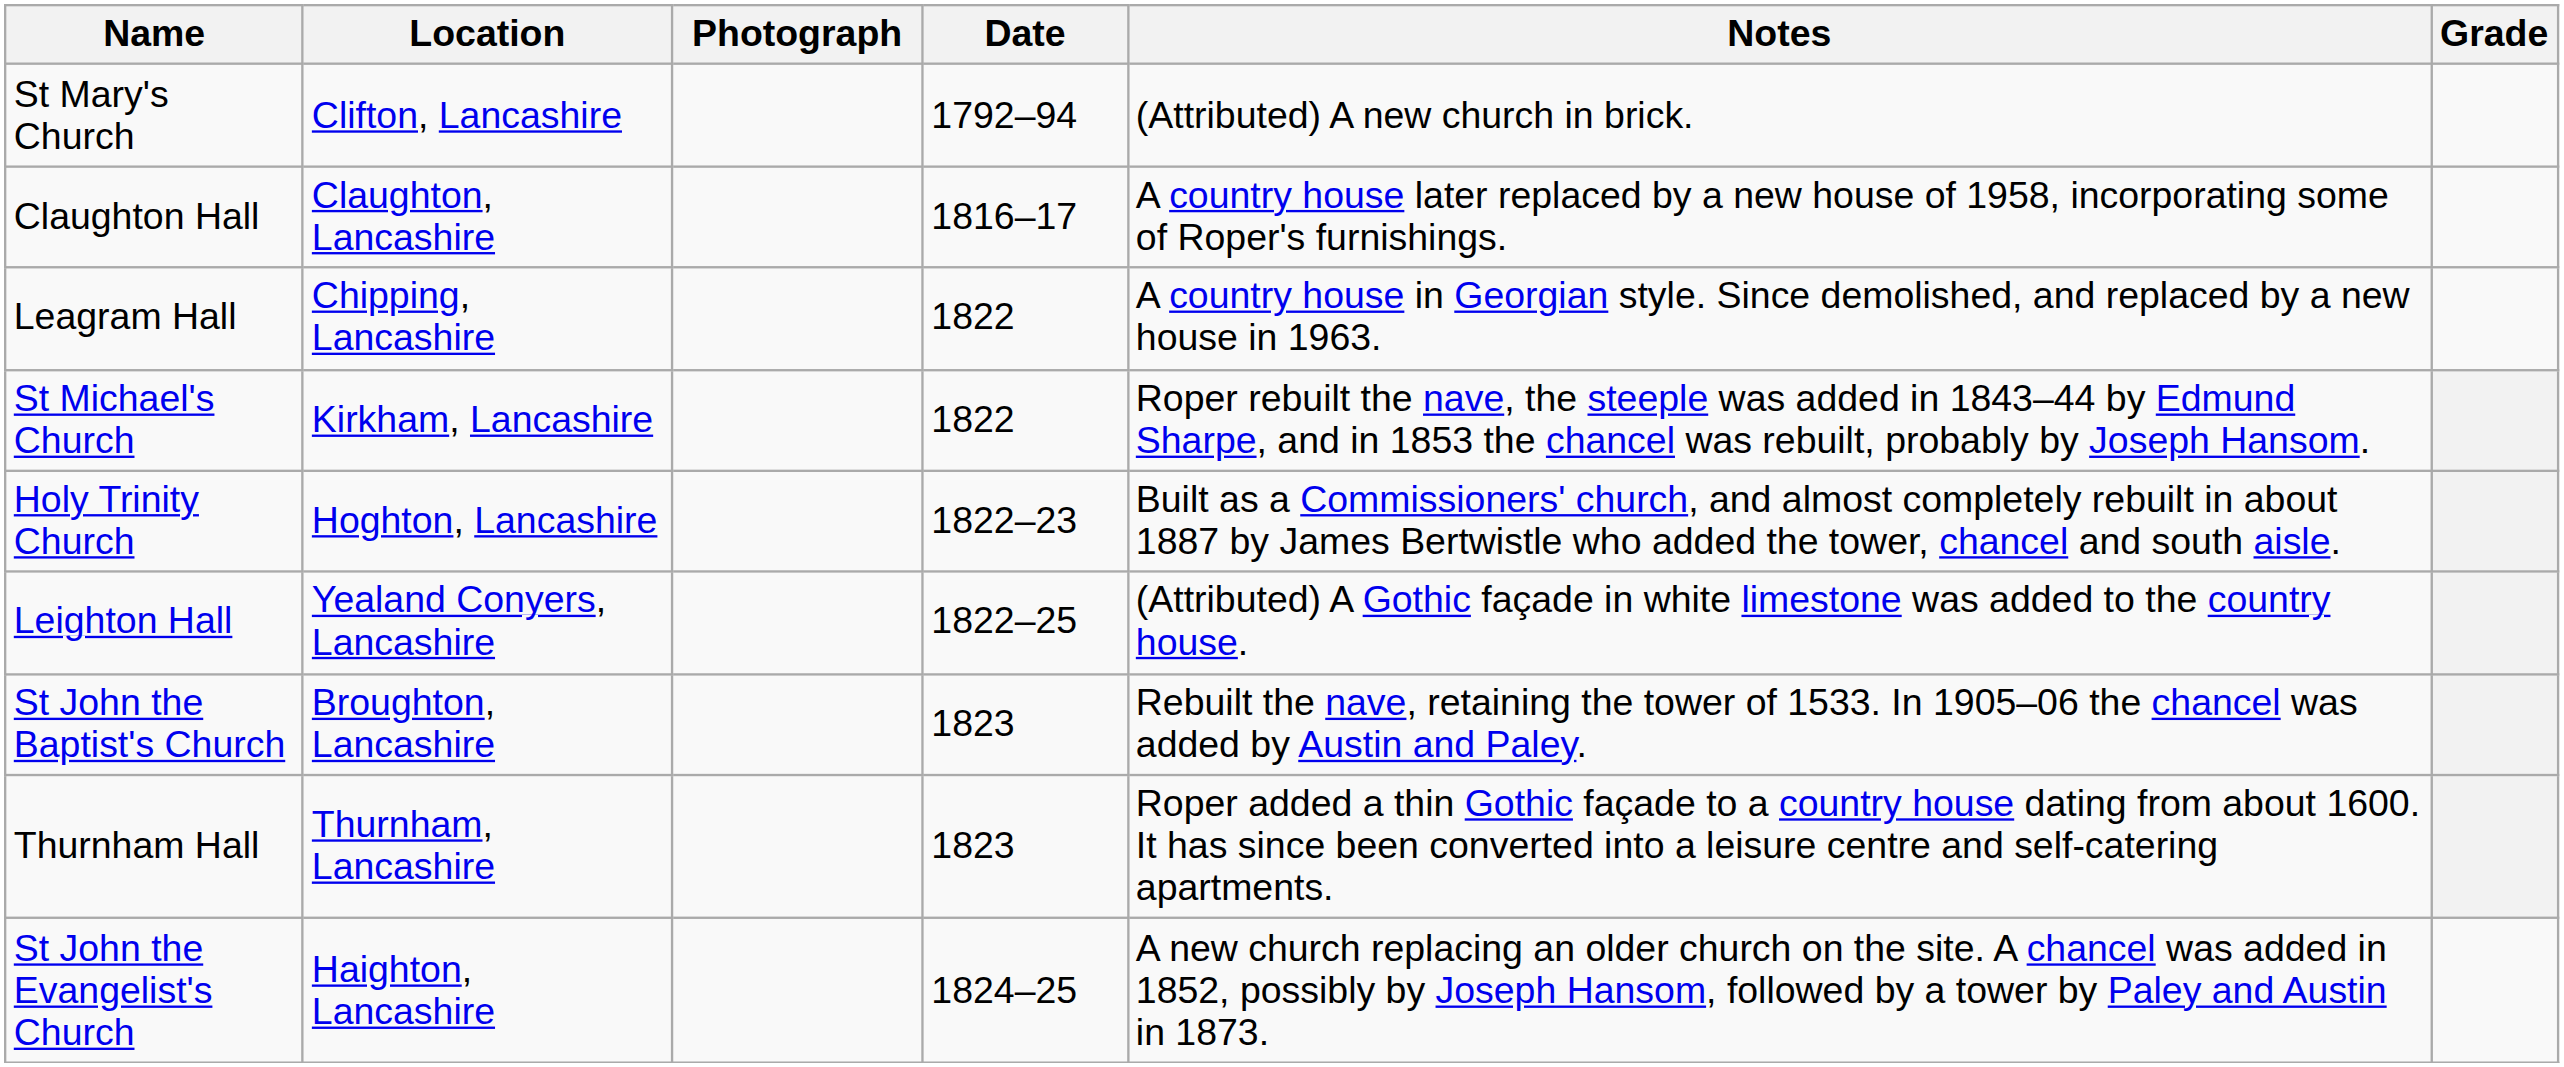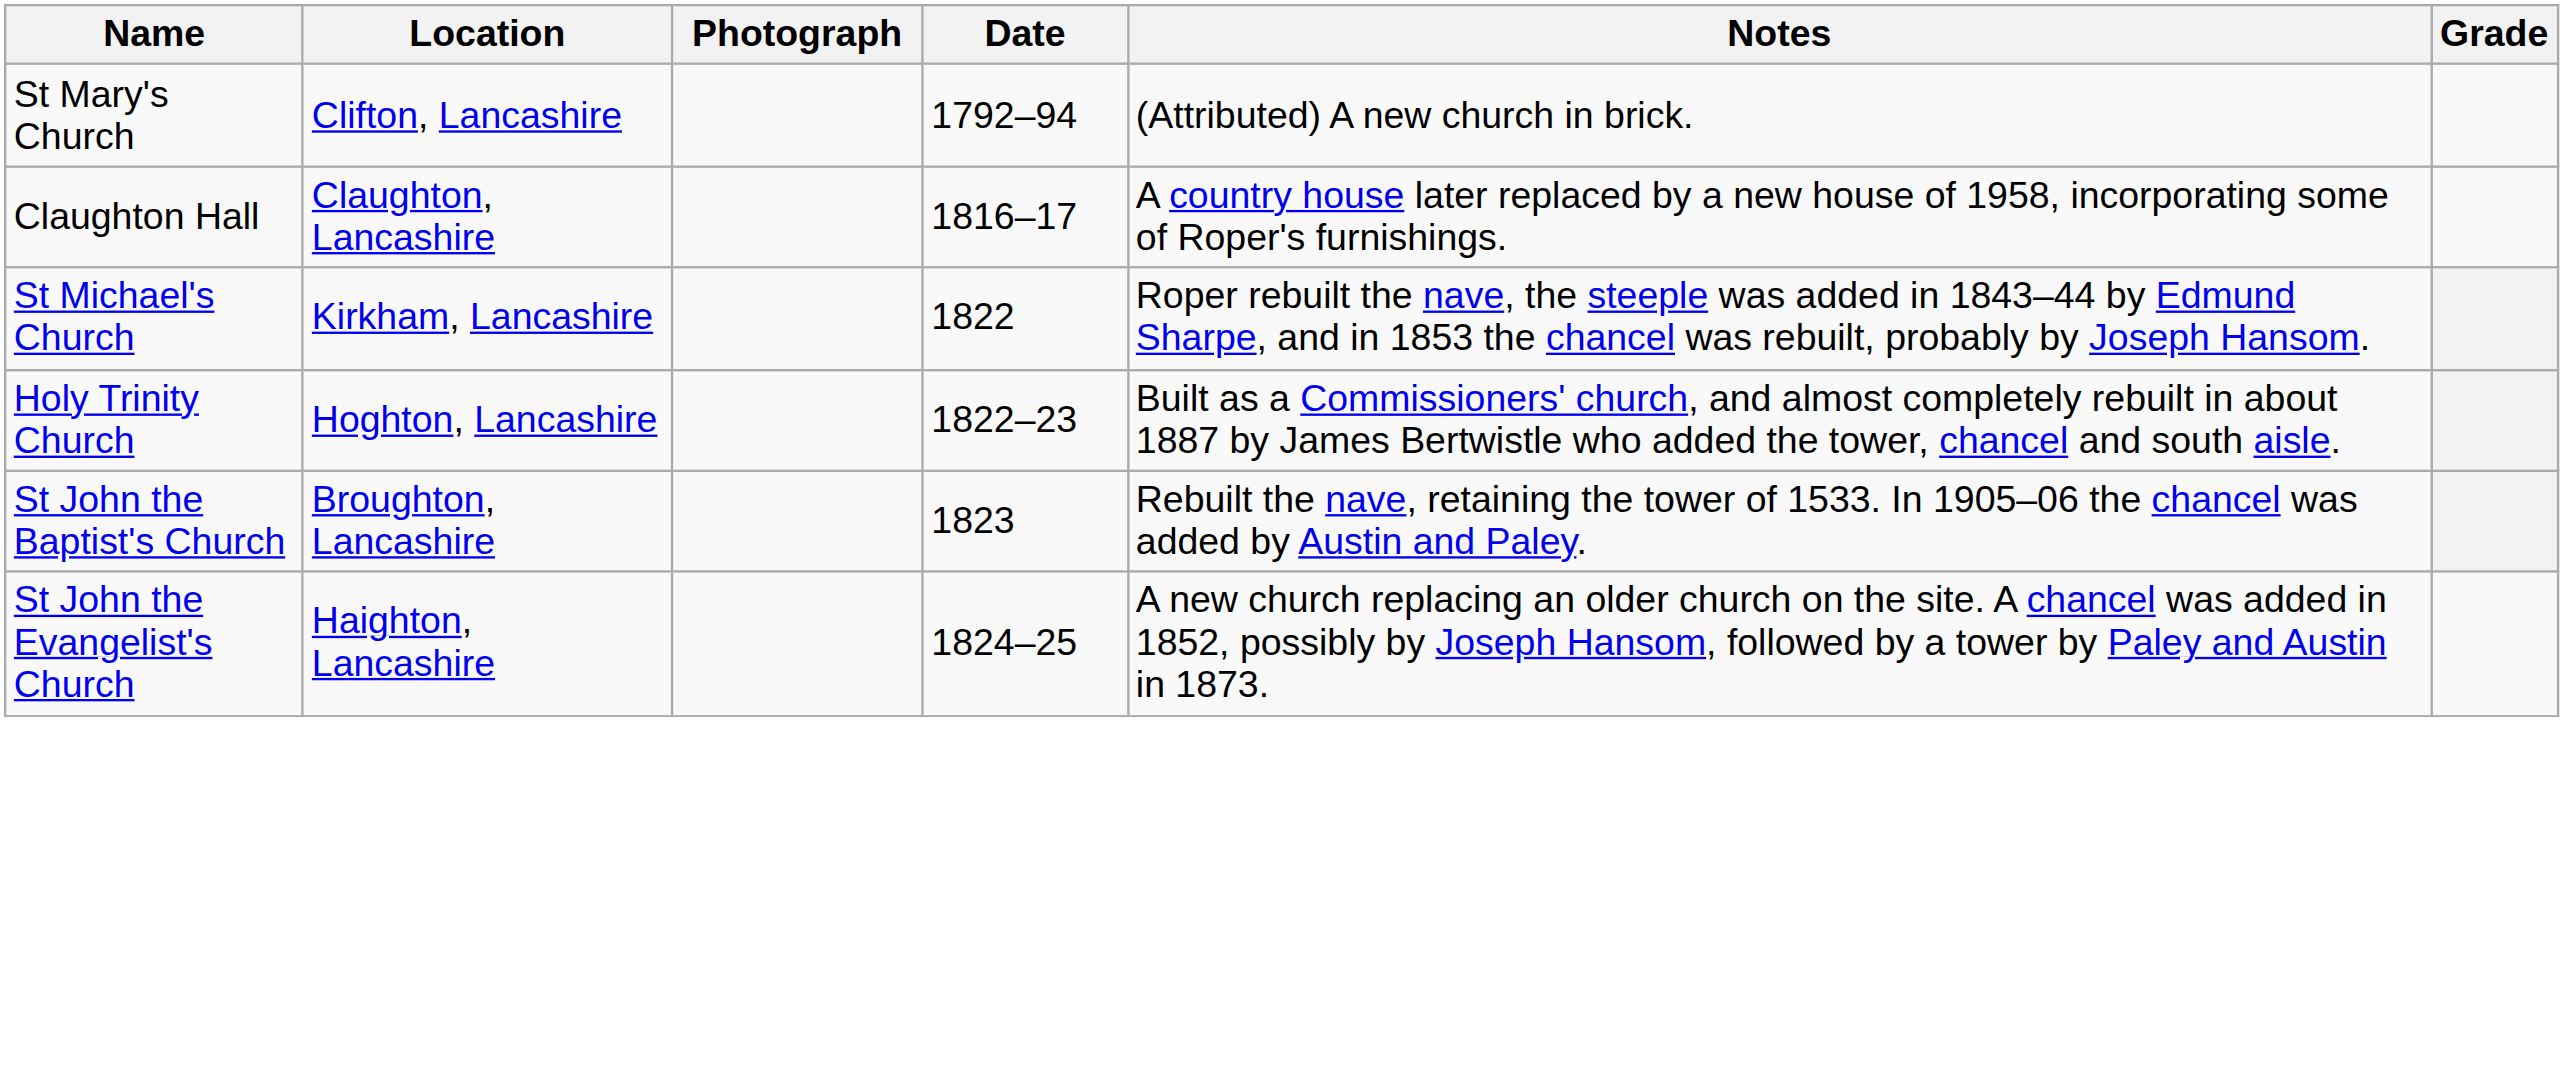- row: (125, 317)
- row: (123, 622)
- row: (137, 846)
